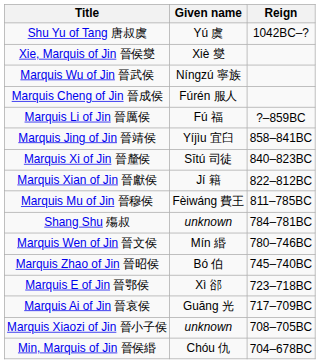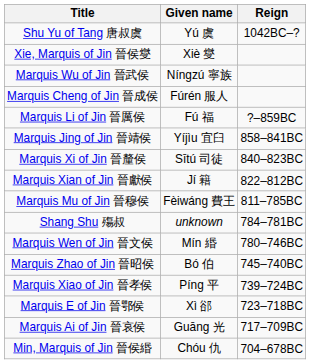+ row: (82, 285)
- row: (87, 327)
